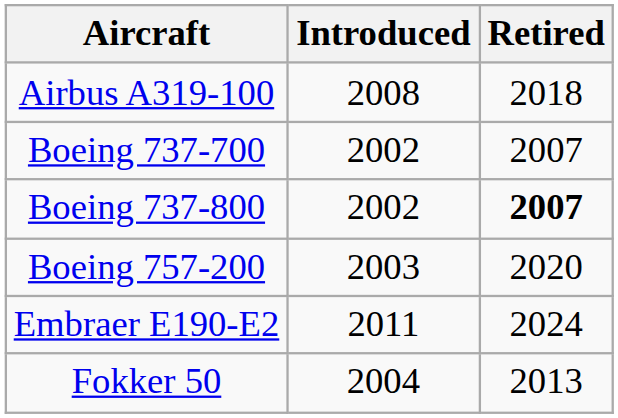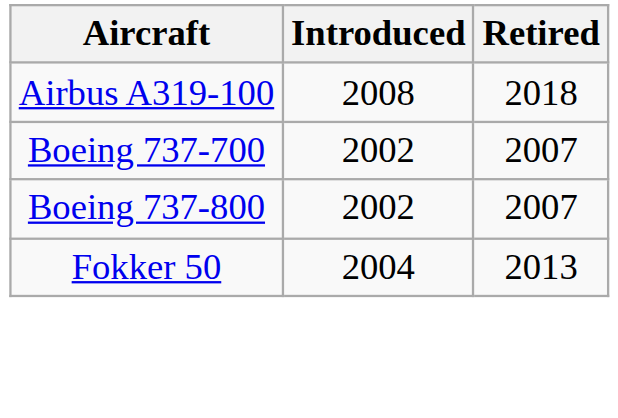(546, 207) bold -> (541, 207) normal
- row: (146, 265)
- row: (146, 324)
